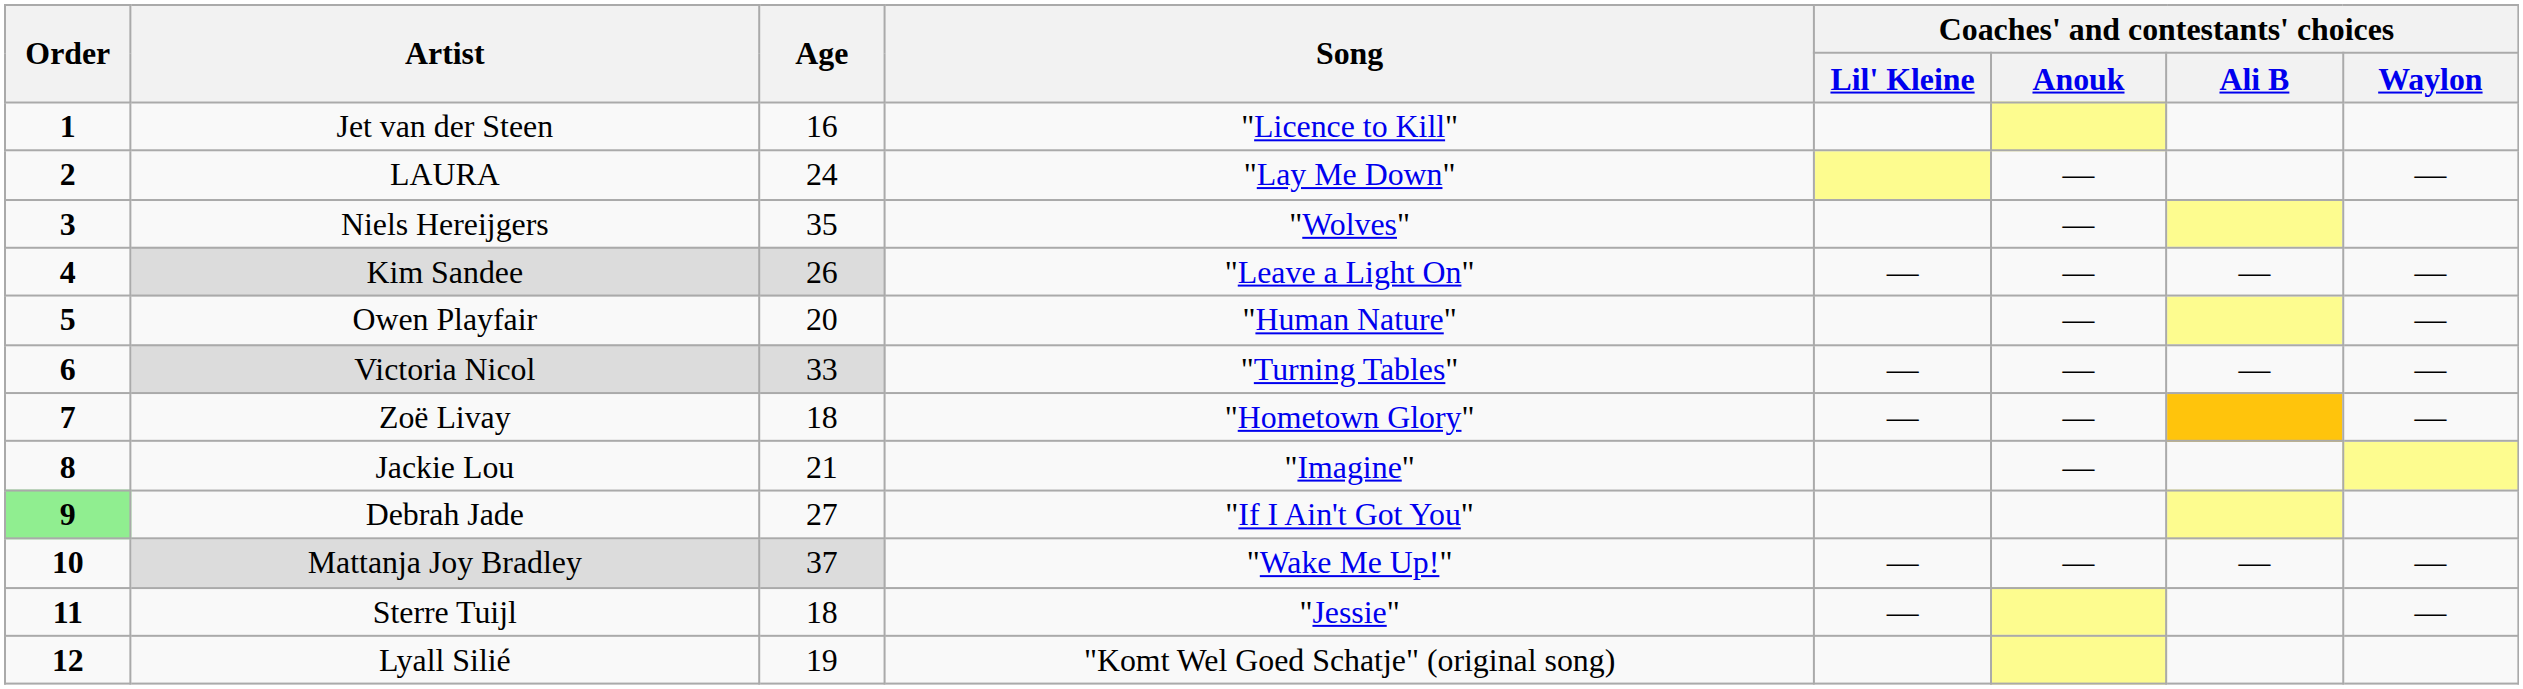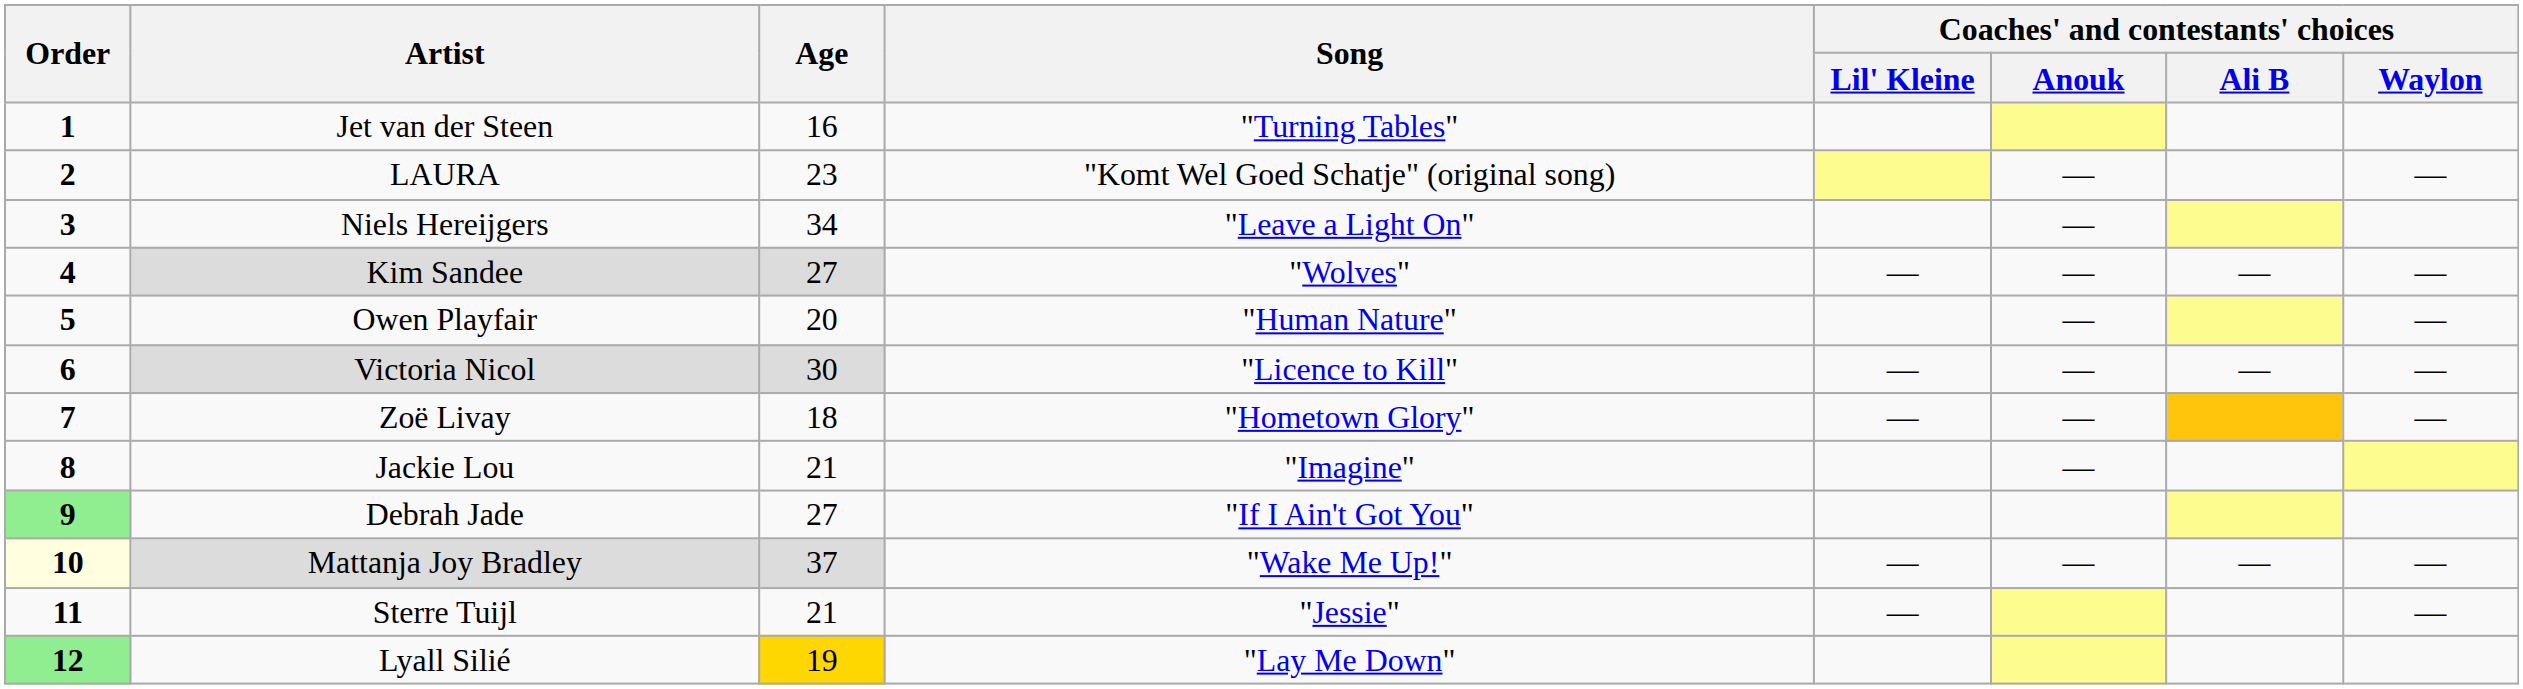(1350, 126) "Licence to Kill" -> (1350, 126) "Turning Tables"
(822, 175) 24 -> (822, 175) 23
(1350, 175) "Lay Me Down" -> (1350, 175) "Komt Wel Goed Schatje" (original song)
(822, 223) 35 -> (822, 223) 34
(1350, 223) "Wolves" -> (1350, 223) "Leave a Light On"
(822, 272) 26 -> (822, 272) 27
(1350, 272) "Leave a Light On" -> (1350, 272) "Wolves"
(822, 369) 33 -> (822, 369) 30
(1350, 369) "Turning Tables" -> (1350, 369) "Licence to Kill"
(68, 563) no background -> (68, 563) lightyellow background
(822, 611) 18 -> (822, 611) 21
(68, 660) no background -> (68, 660) lightgreen background
(822, 660) no background -> (822, 660) gold background
(1350, 660) "Komt Wel Goed Schatje" (original song) -> (1350, 660) "Lay Me Down"
